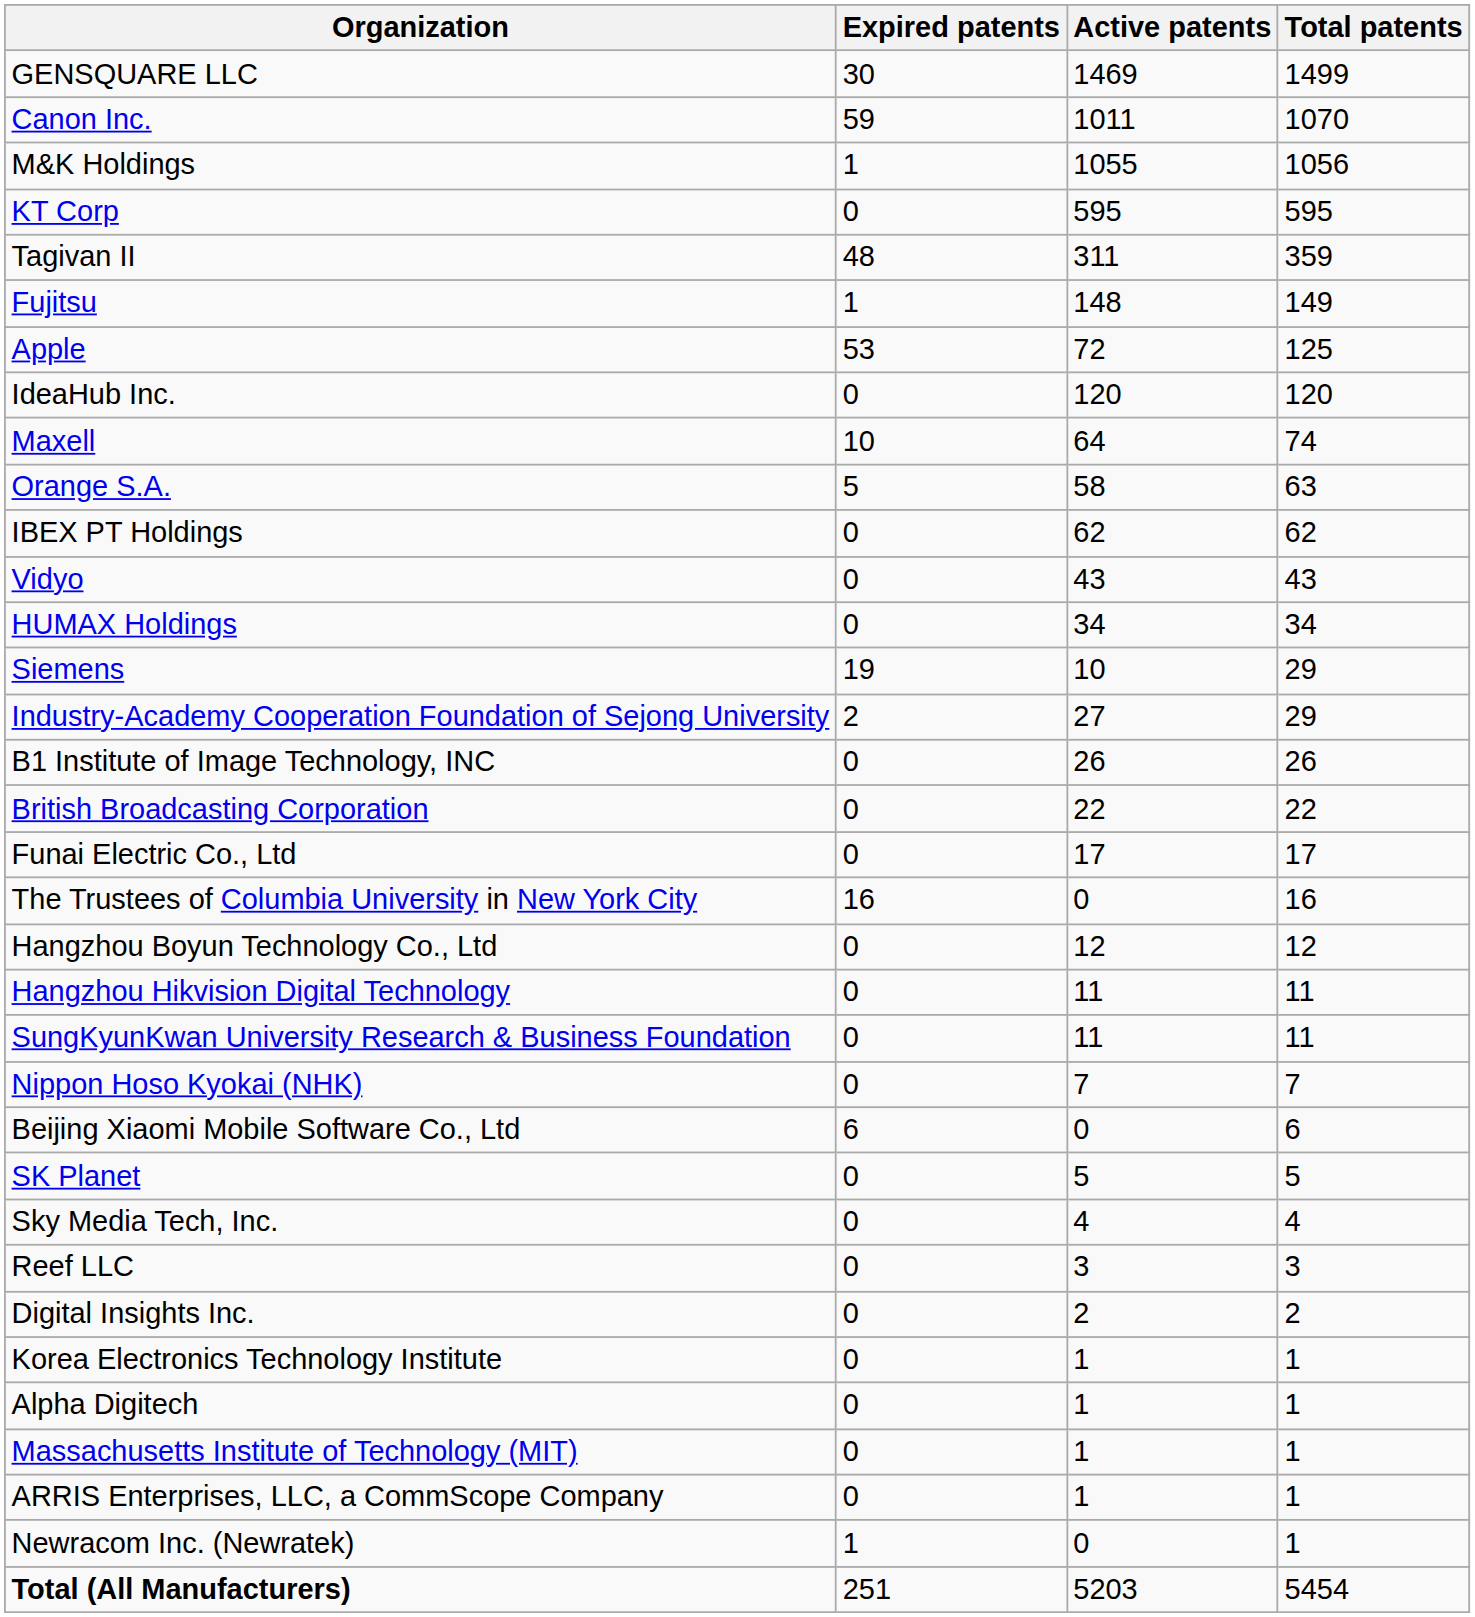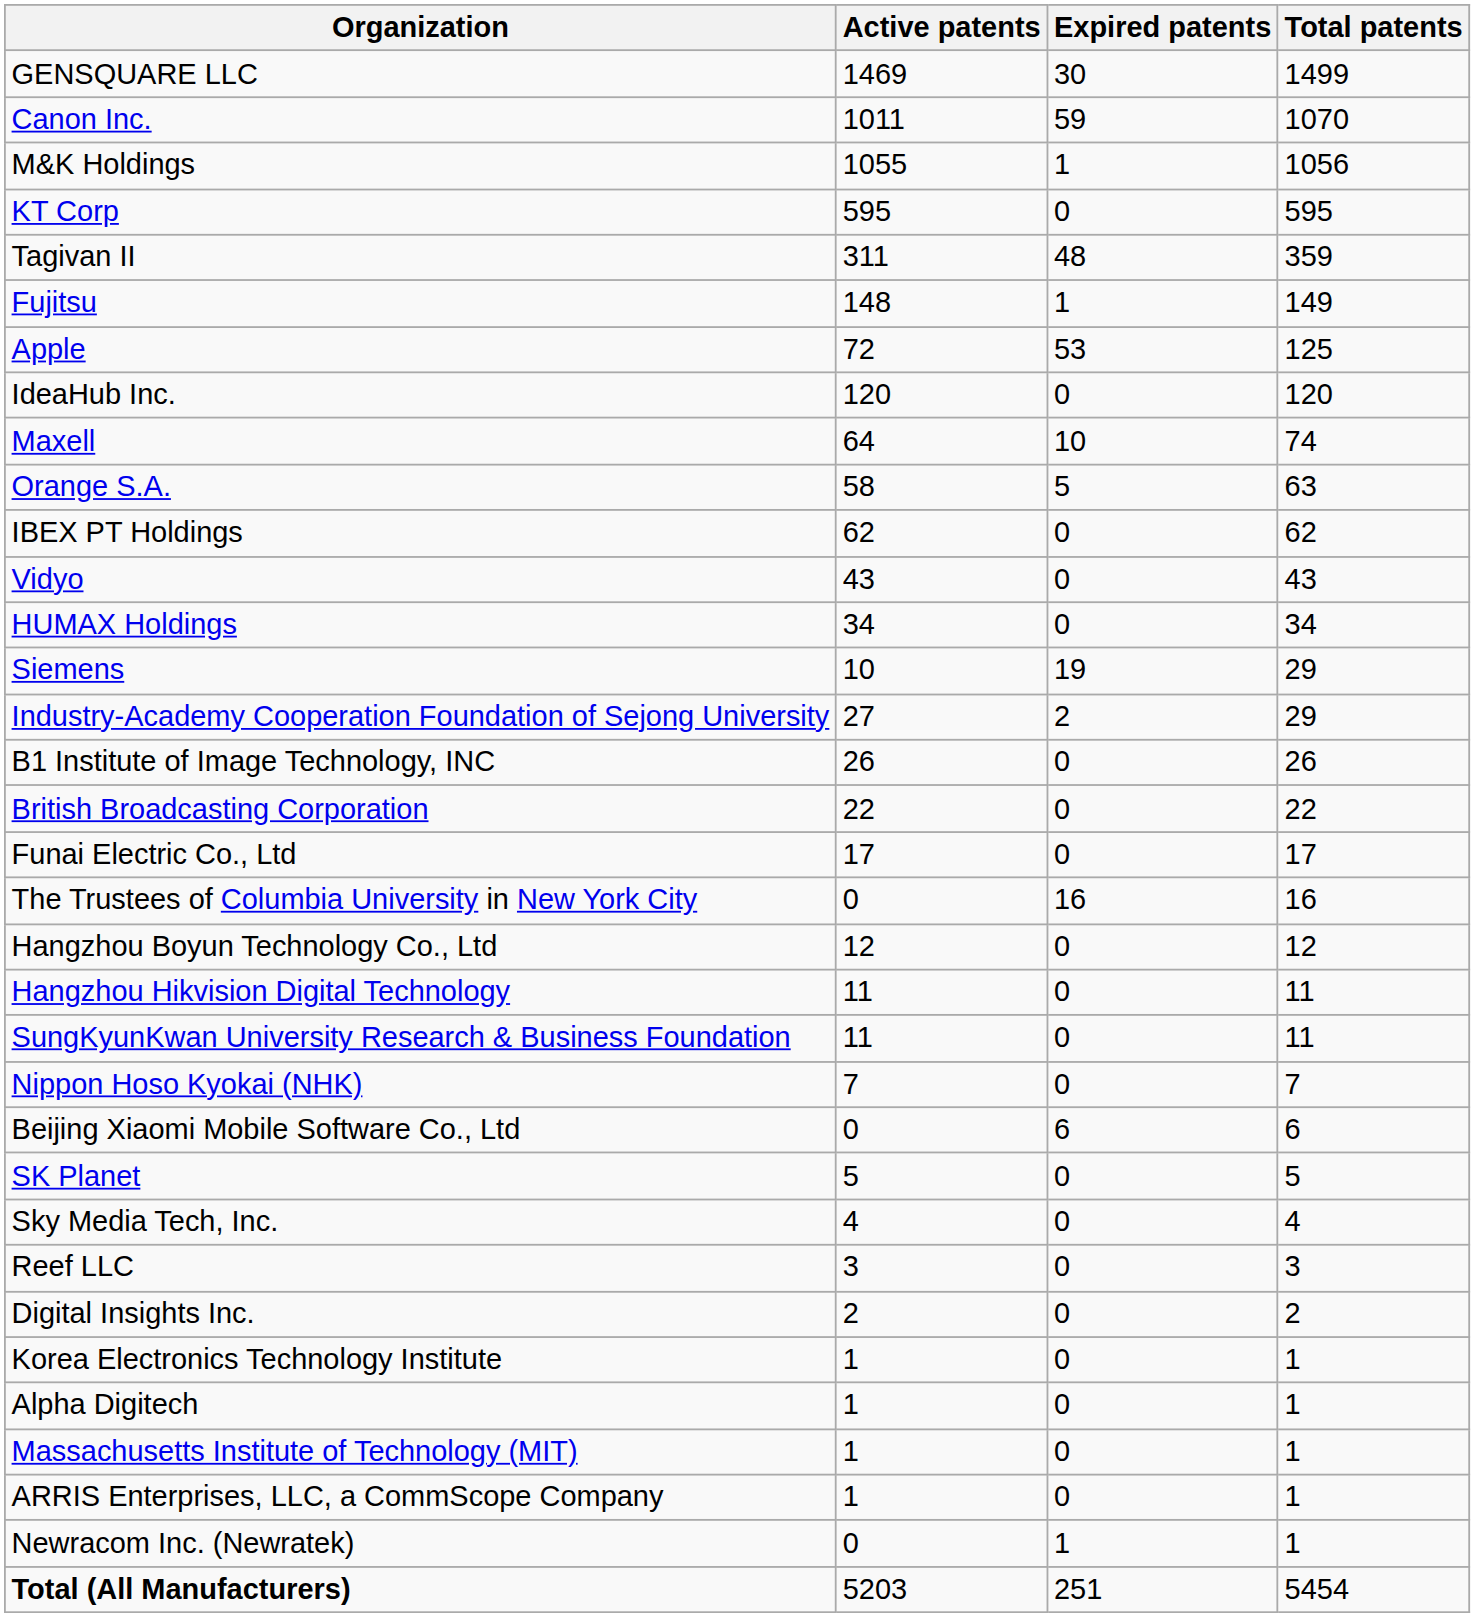columns swapped: (1172, 27) <-> (951, 27)
